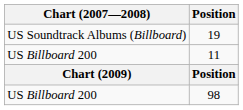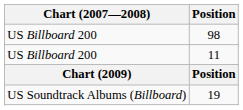rows swapped: (214, 94) <-> (214, 34)
